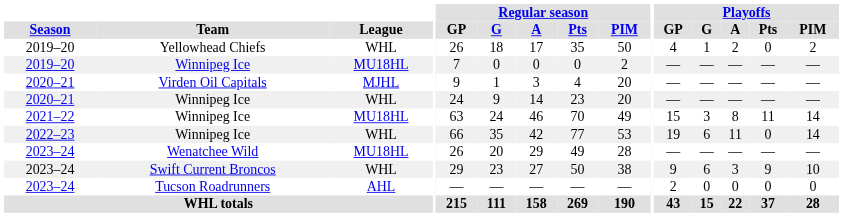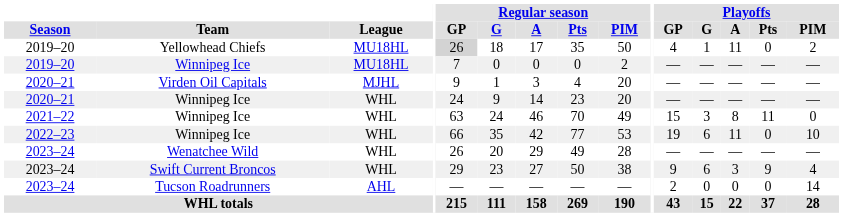(381, 47) WHL -> (381, 47) MU18HL
(456, 47) no background -> (456, 47) lightgrey background
(735, 47) 2 -> (735, 47) 11
(381, 117) MU18HL -> (381, 117) WHL
(813, 117) 14 -> (813, 117) 0
(813, 134) 14 -> (813, 134) 10
(381, 151) MU18HL -> (381, 151) WHL
(813, 169) 10 -> (813, 169) 4
(813, 186) 0 -> (813, 186) 14
